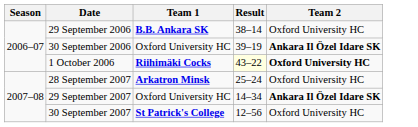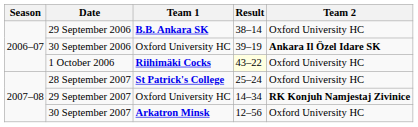(320, 63) bold -> (317, 63) normal
(173, 79) Arkatron Minsk -> (180, 79) St Patrick's College
(325, 96) Ankara Il Özel Idare SK -> (340, 96) RK Konjuh Namjestaj Zivinice
(180, 113) St Patrick's College -> (173, 113) Arkatron Minsk
